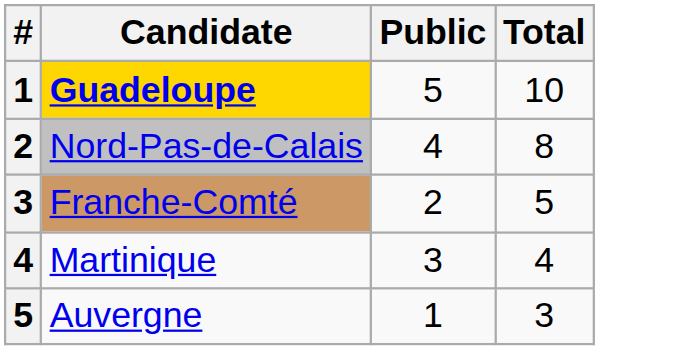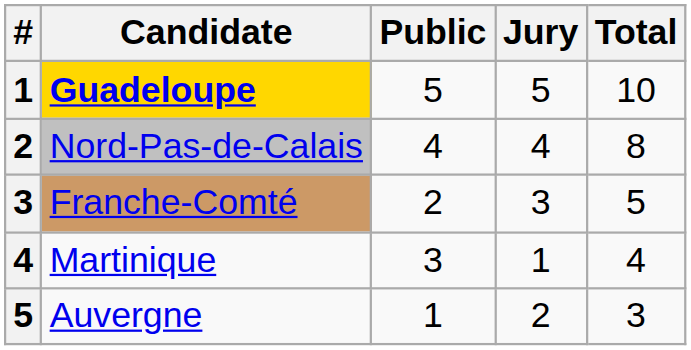+ column: (541, 32)
